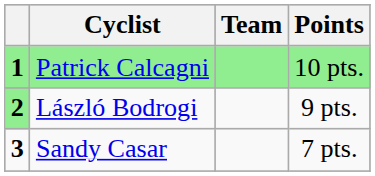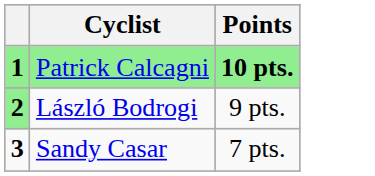- column: (252, 25)
(329, 66) normal -> (257, 66) bold
